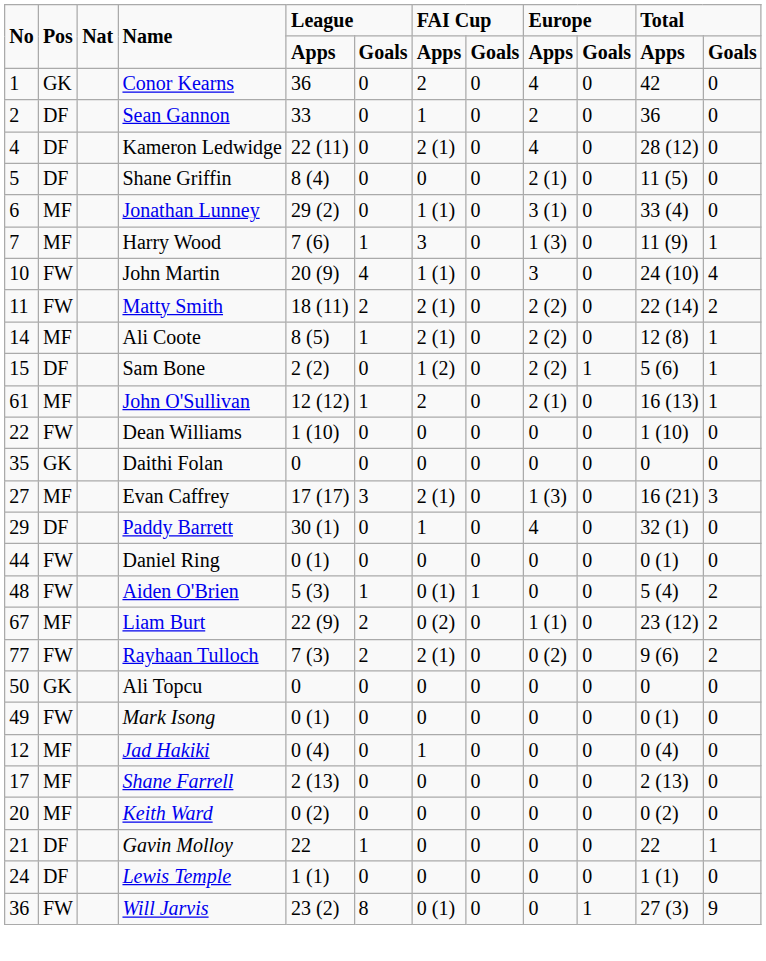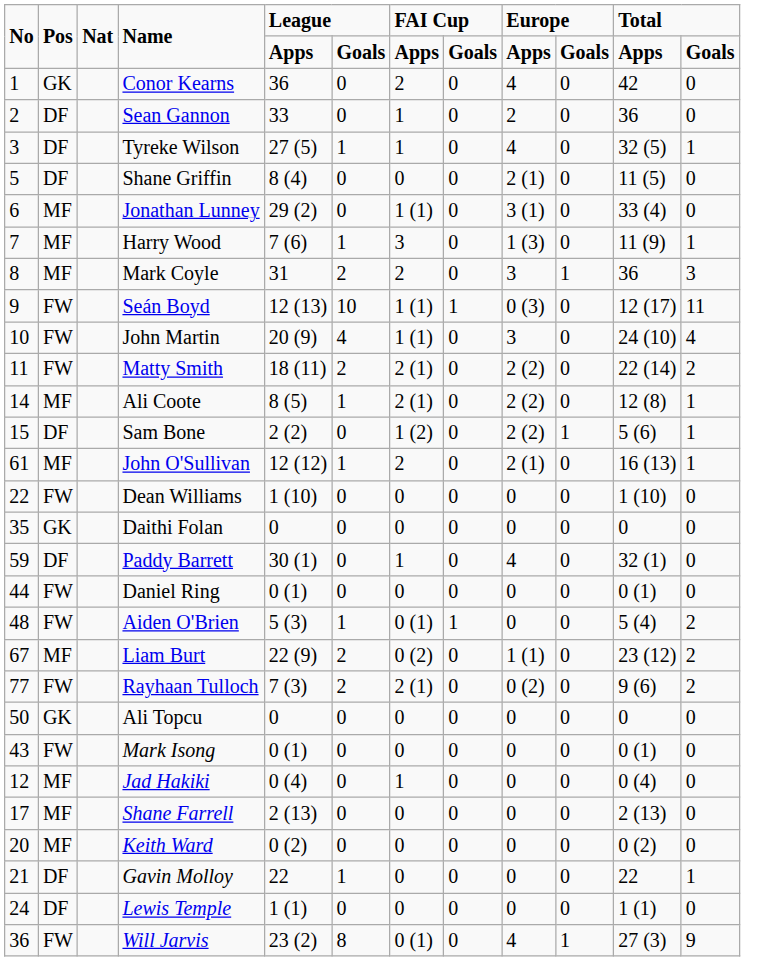+ row: (181, 147)
- row: (202, 147)
+ row: (171, 274)
+ row: (166, 305)
- row: (176, 496)
(19, 527) 29 -> (19, 559) 59
(19, 718) 49 -> (19, 749) 43
(534, 908) 0 -> (511, 940) 4
